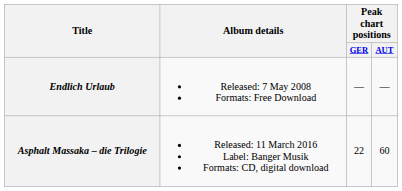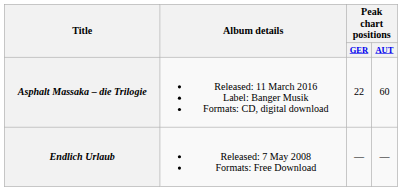rows swapped: (82, 86) <-> (82, 151)
